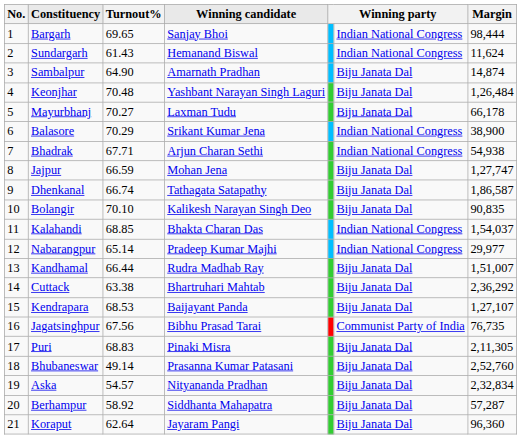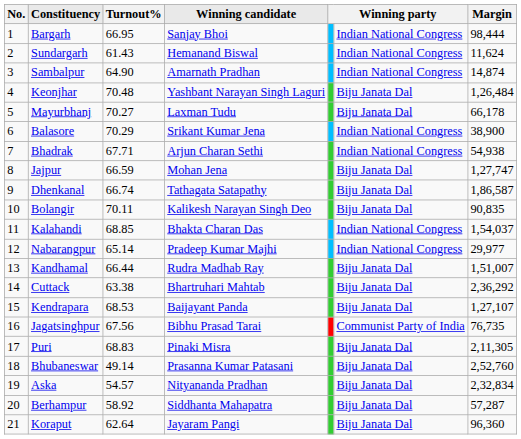(120, 33) 69.65 -> (120, 33) 66.95
(374, 72) Biju Janata Dal -> (399, 72) Indian National Congress
(120, 209) 70.10 -> (119, 209) 70.11
